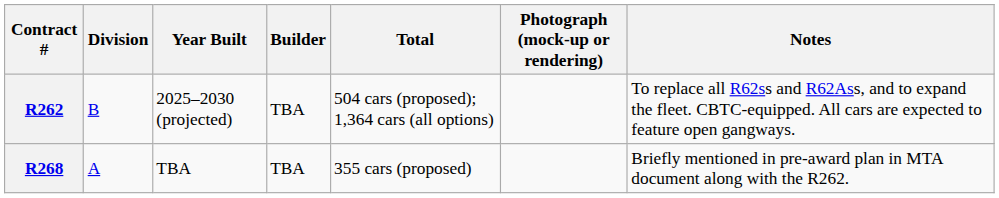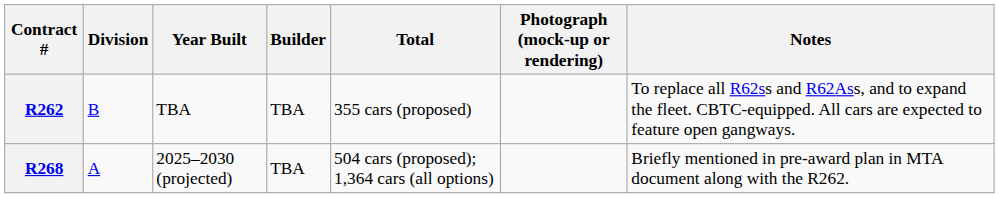(195, 109) 2025–2030 (projected) -> (174, 109) TBA
(414, 109) 504 cars (proposed); 1,364 cars (all options) -> (403, 109) 355 cars (proposed)
(174, 168) TBA -> (195, 168) 2025–2030 (projected)
(403, 168) 355 cars (proposed) -> (414, 168) 504 cars (proposed); 1,364 cars (all options)
